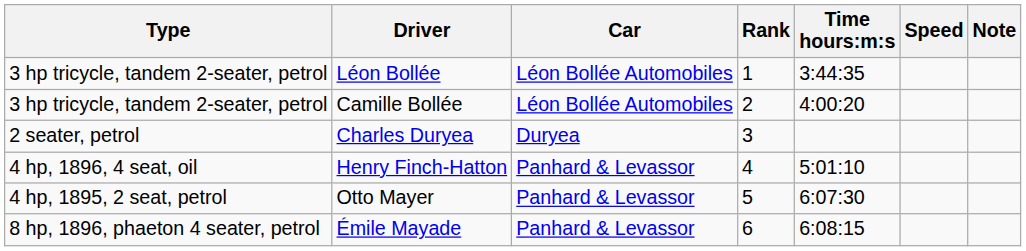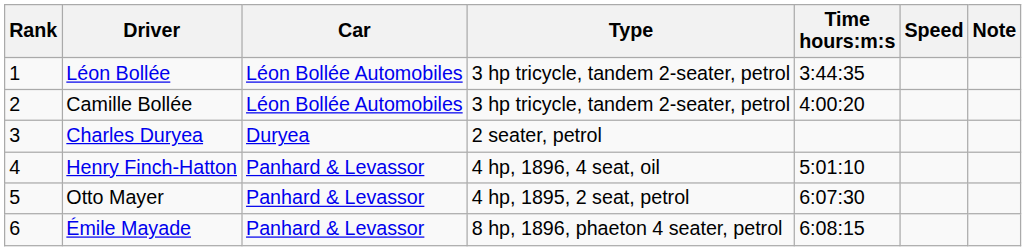columns swapped: (766, 31) <-> (168, 31)
